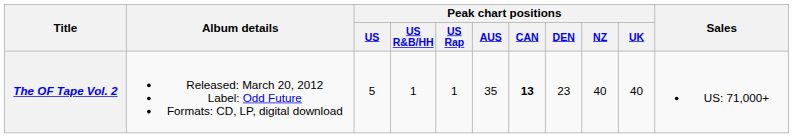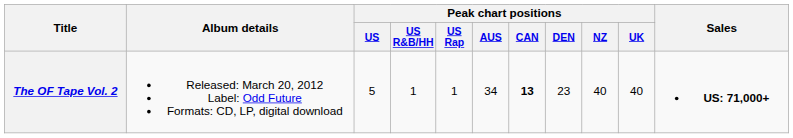(491, 91) 35 -> (491, 91) 34
(722, 98) normal -> (722, 98) bold
